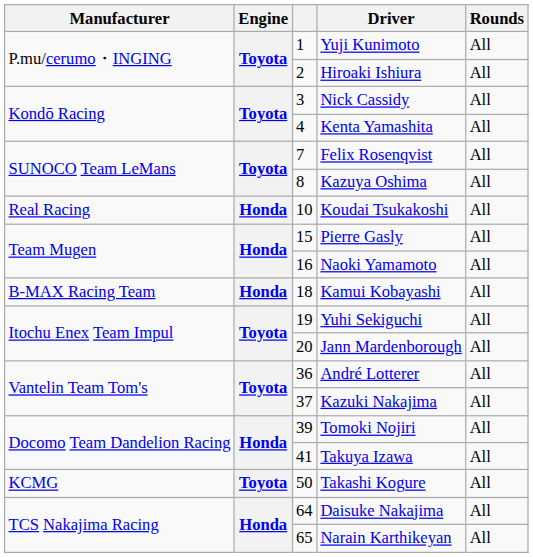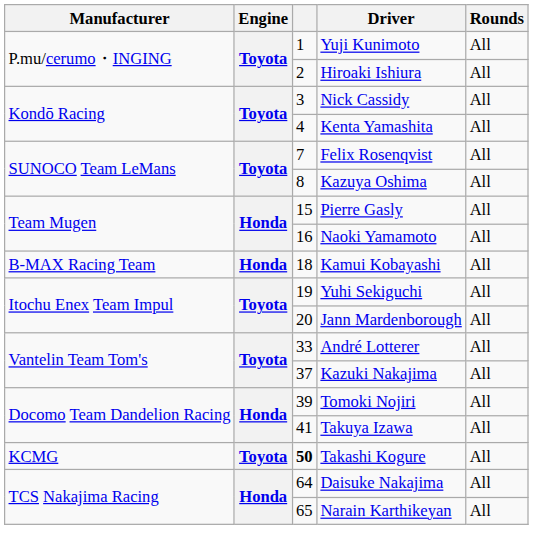- row: (384, 209)
(304, 373) 36 -> (304, 346) 33
(304, 483) normal -> (304, 455) bold
